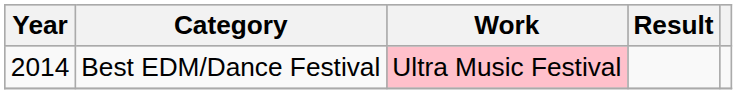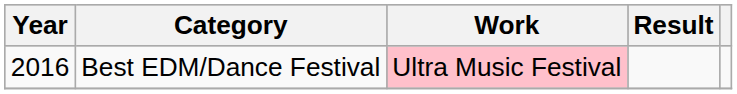(40, 66) 2014 -> (40, 66) 2016
